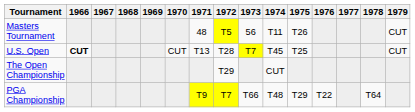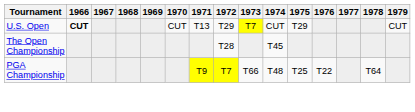- row: (30, 31)
(226, 51) T28 -> (226, 26) T29
(275, 51) T45 -> (275, 26) CUT
(300, 51) T25 -> (300, 26) T29
(226, 70) T29 -> (226, 46) T28
(275, 70) CUT -> (275, 46) T45
(300, 95) T29 -> (300, 70) T25
